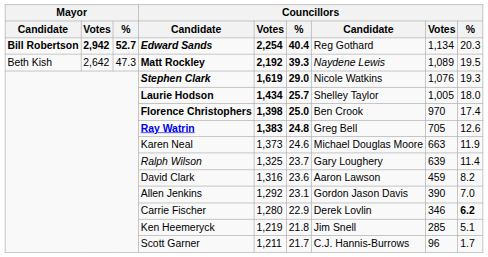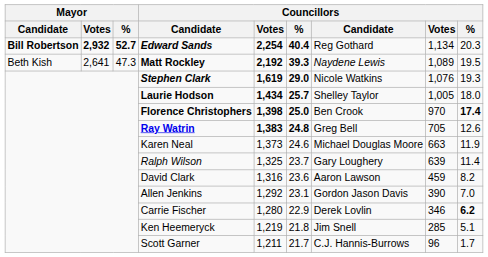(96, 46) 2,942 -> (96, 46) 2,932
(96, 62) 2,642 -> (96, 62) 2,641
(470, 112) normal -> (470, 112) bold
